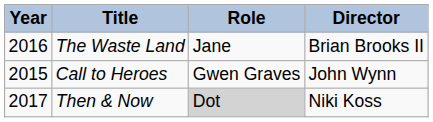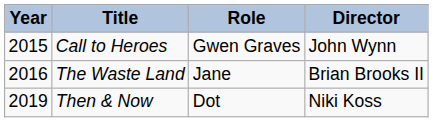rows swapped: (112, 74) <-> (120, 46)
(28, 102) 2017 -> (28, 102) 2019
(207, 102) lightgrey background -> (207, 102) no background
